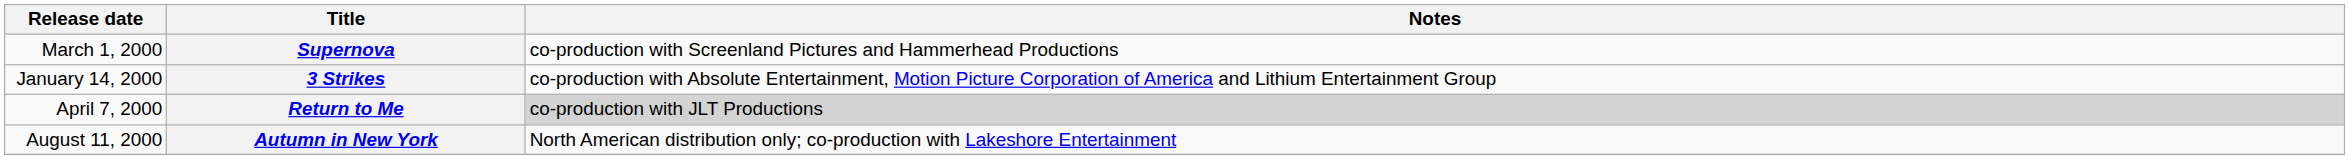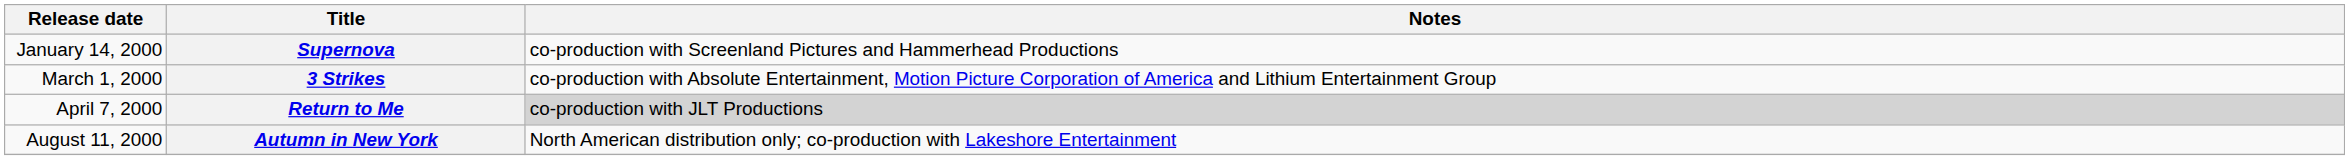(102, 49) March 1, 2000 -> (89, 49) January 14, 2000
(89, 79) January 14, 2000 -> (102, 79) March 1, 2000
